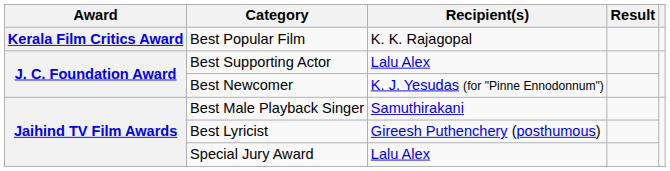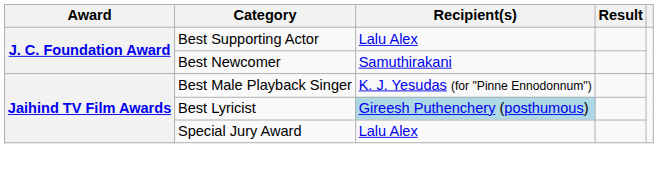- row: (248, 39)
(487, 85) K. J. Yesudas (for "Pinne Ennodonnum") -> (405, 62) Samuthirakani
(417, 108) Samuthirakani -> (475, 85) K. J. Yesudas (for "Pinne Ennodonnum")
(486, 131) no background -> (474, 108) lightblue background
